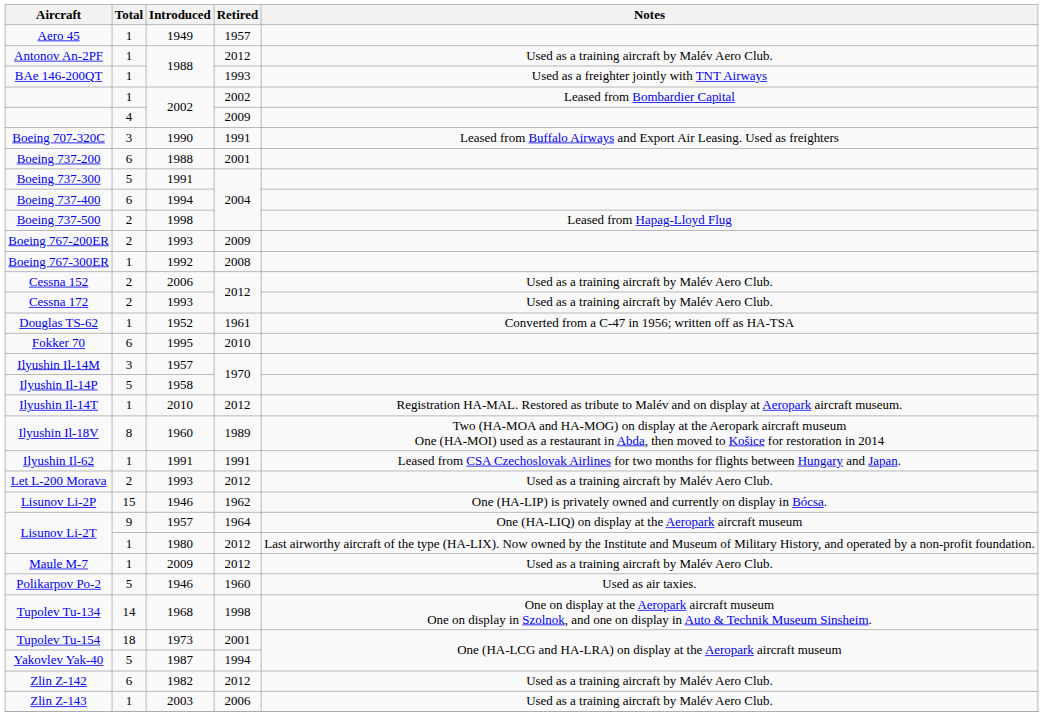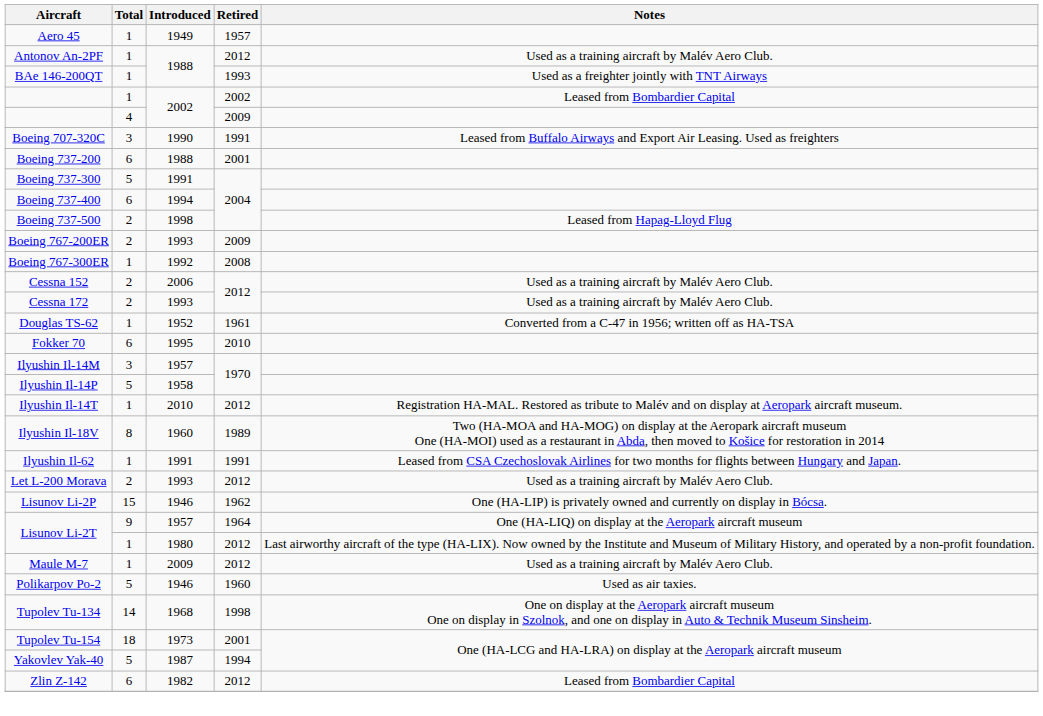(649, 681) Used as a training aircraft by Malév Aero Club. -> (649, 681) Leased from Bombardier Capital
- row: (59, 701)
